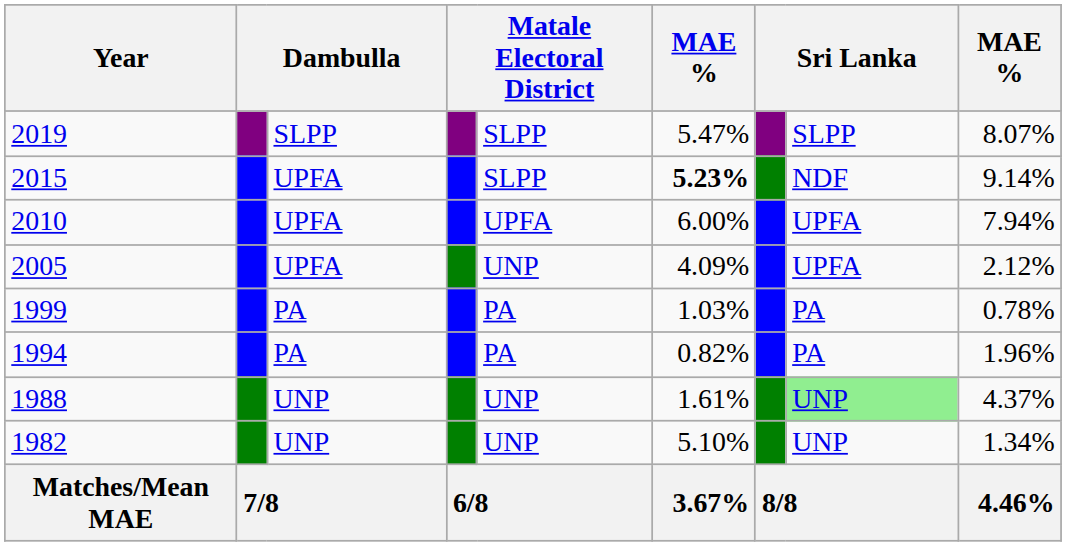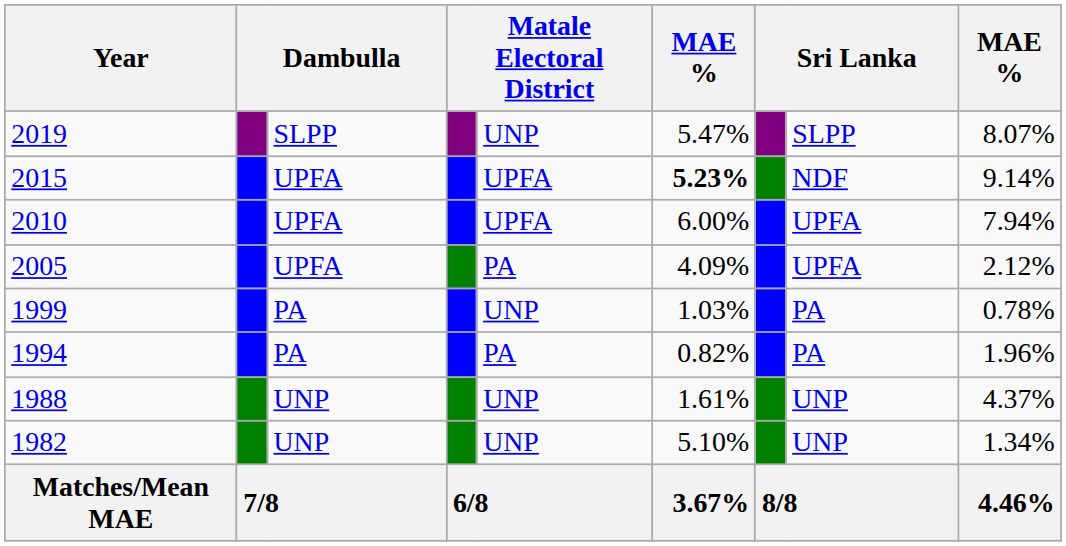(515, 133) SLPP -> (511, 133) UNP
(515, 177) SLPP -> (518, 177) UPFA
(511, 265) UNP -> (500, 265) PA
(500, 309) PA -> (511, 309) UNP
(820, 398) lightgreen background -> (820, 398) no background
